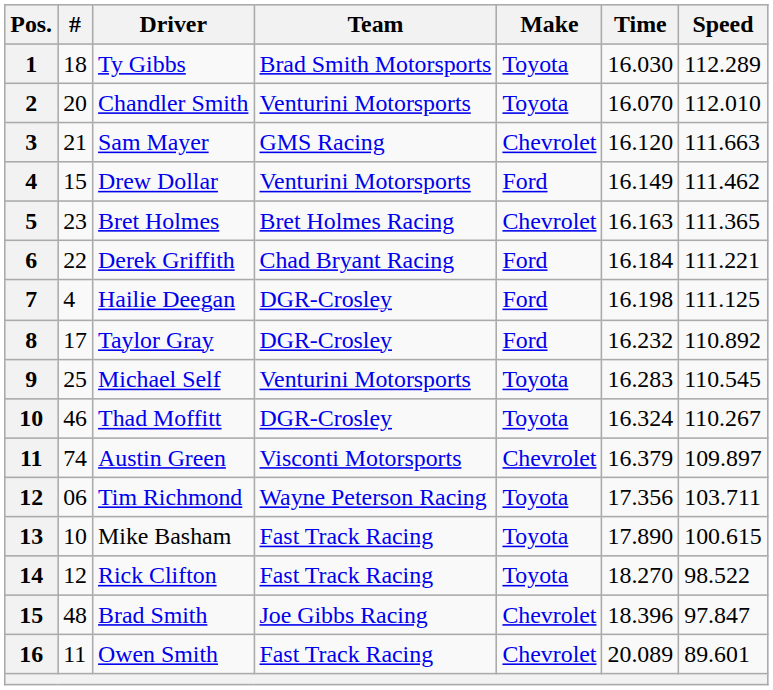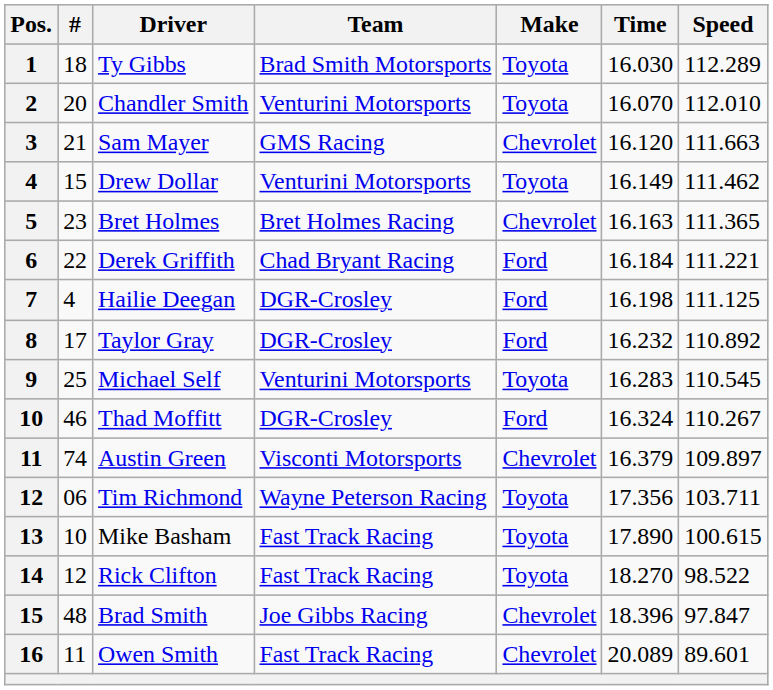(525, 181) Ford -> (535, 181) Toyota
(535, 417) Toyota -> (525, 417) Ford
